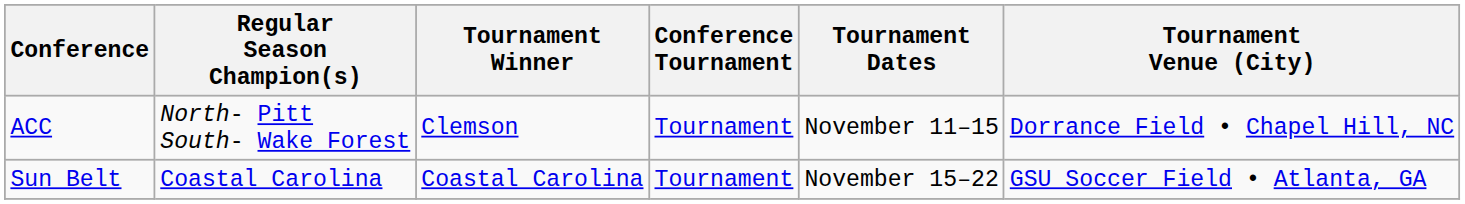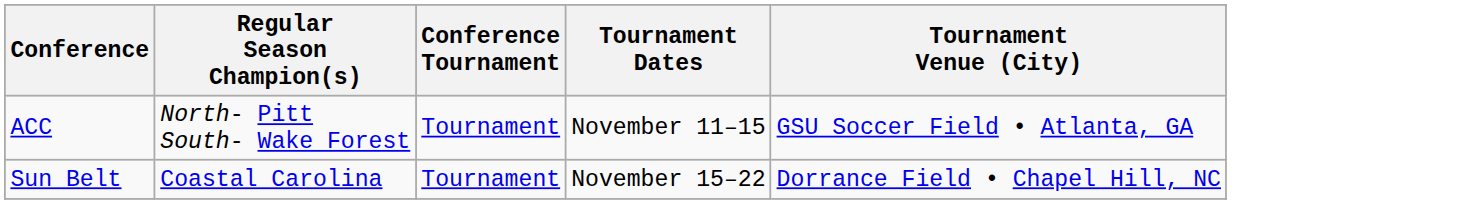- column: (532, 50)
(1232, 128) Dorrance Field • Chapel Hill, NC -> (985, 128) GSU Soccer Field • Atlanta, GA
(1218, 179) GSU Soccer Field • Atlanta, GA -> (999, 179) Dorrance Field • Chapel Hill, NC
